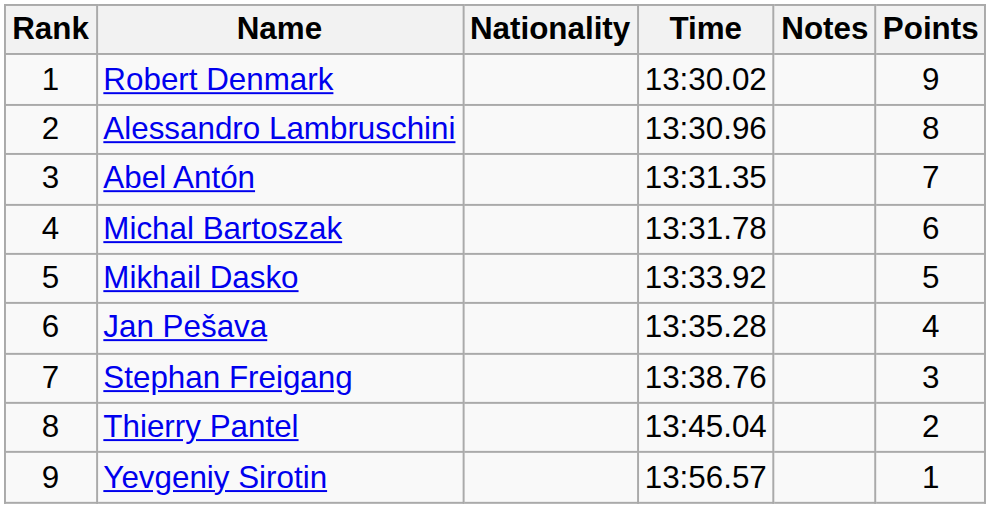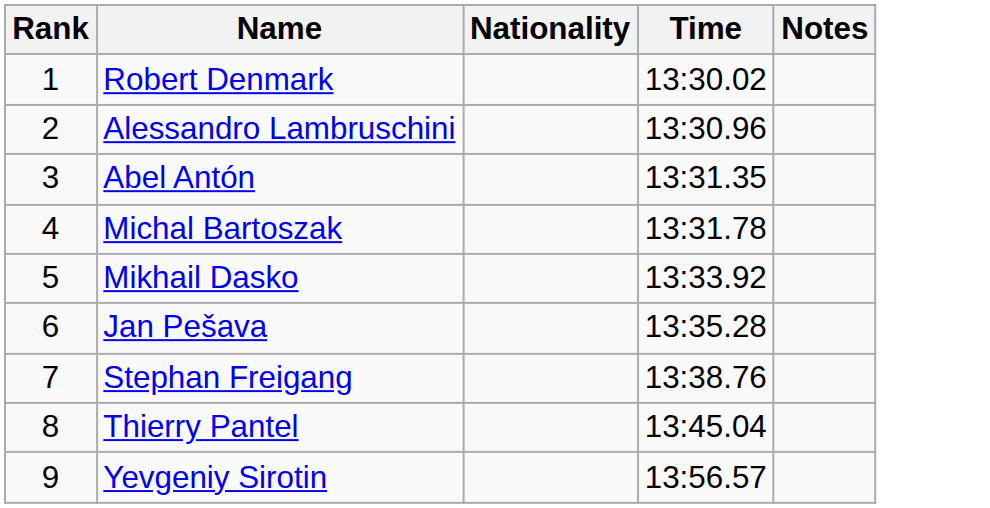- column: (931, 29)
